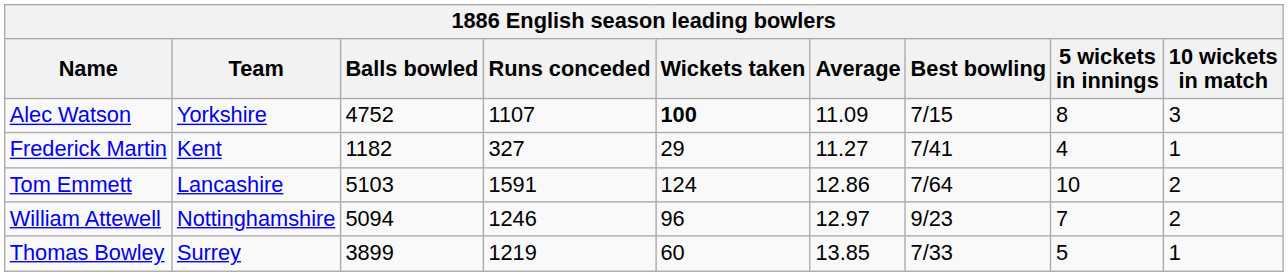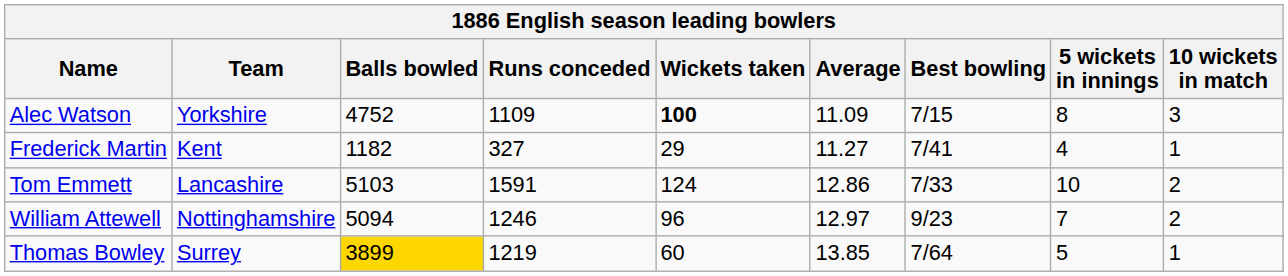(512, 115) 1107 -> (512, 115) 1109
(932, 184) 7/64 -> (932, 184) 7/33
(370, 253) no background -> (370, 253) gold background
(932, 253) 7/33 -> (932, 253) 7/64
